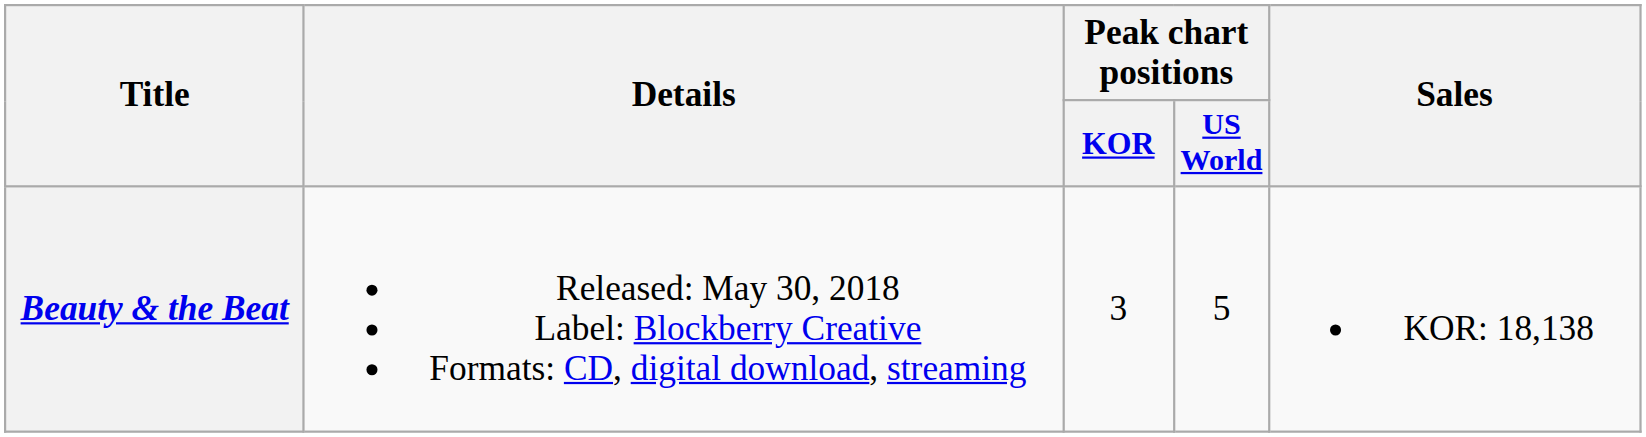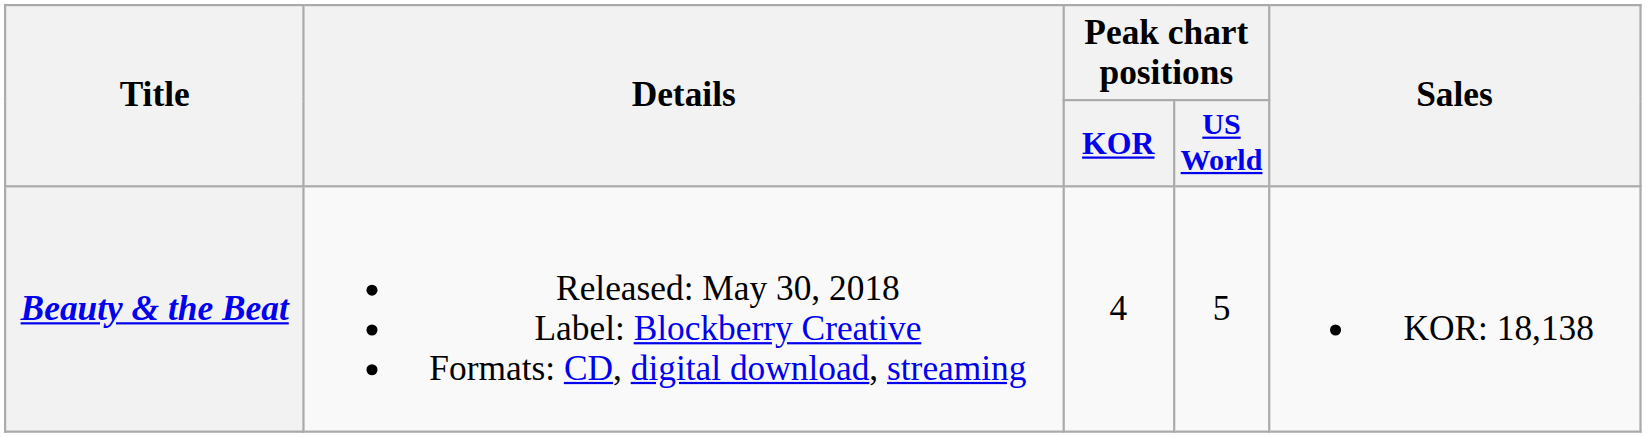(1118, 308) 3 -> (1118, 308) 4
